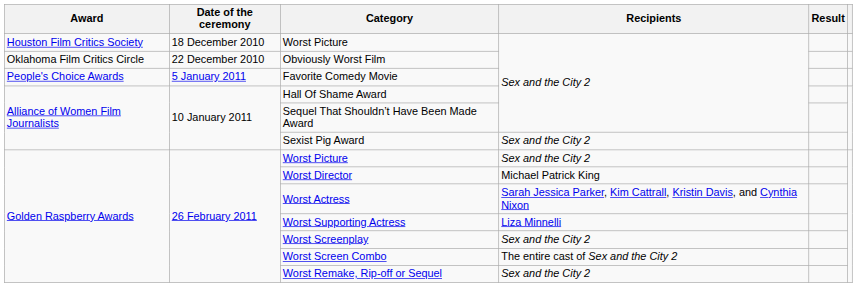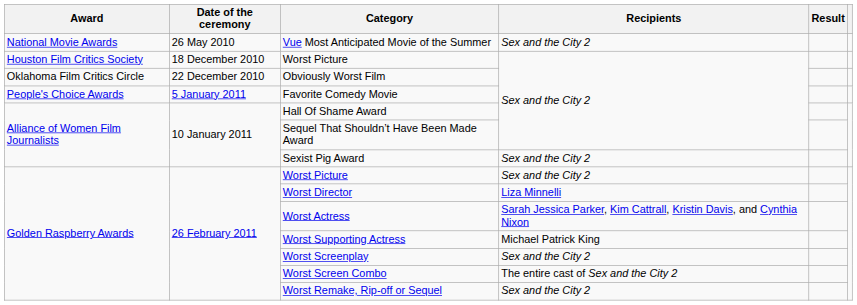+ row: (62, 42)
(551, 175) Michael Patrick King -> (531, 192) Liza Minnelli
(531, 222) Liza Minnelli -> (551, 239) Michael Patrick King
